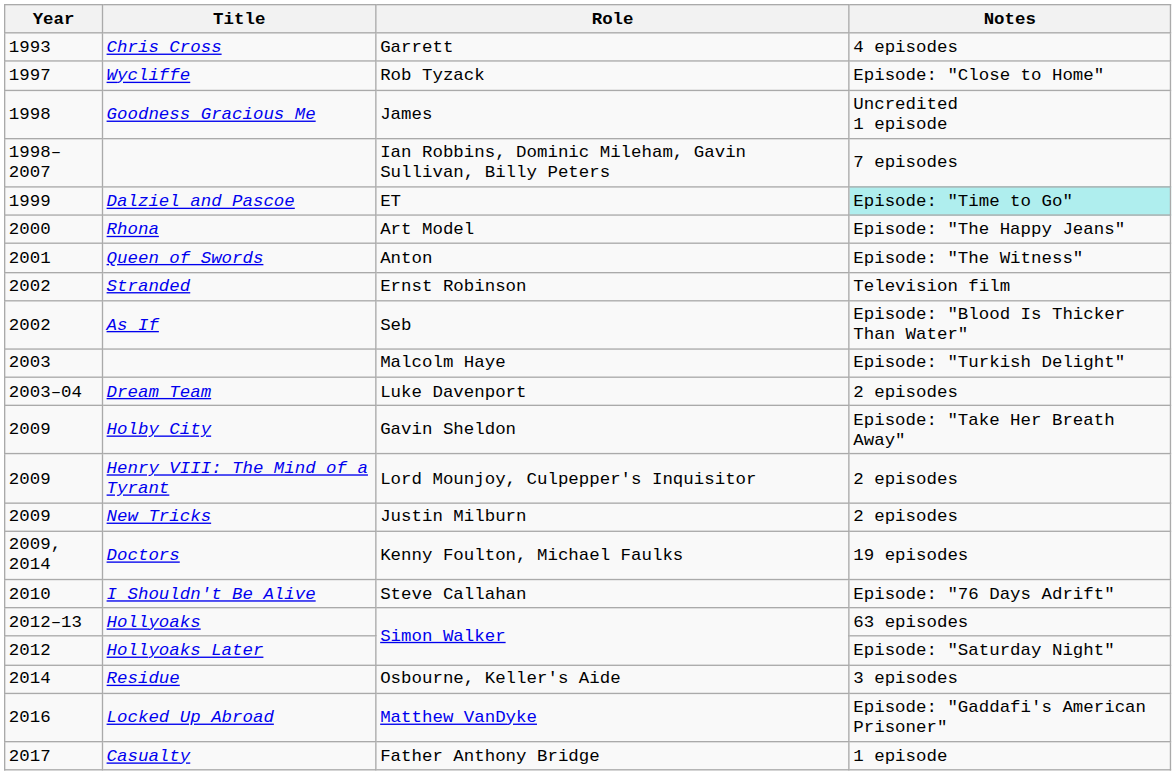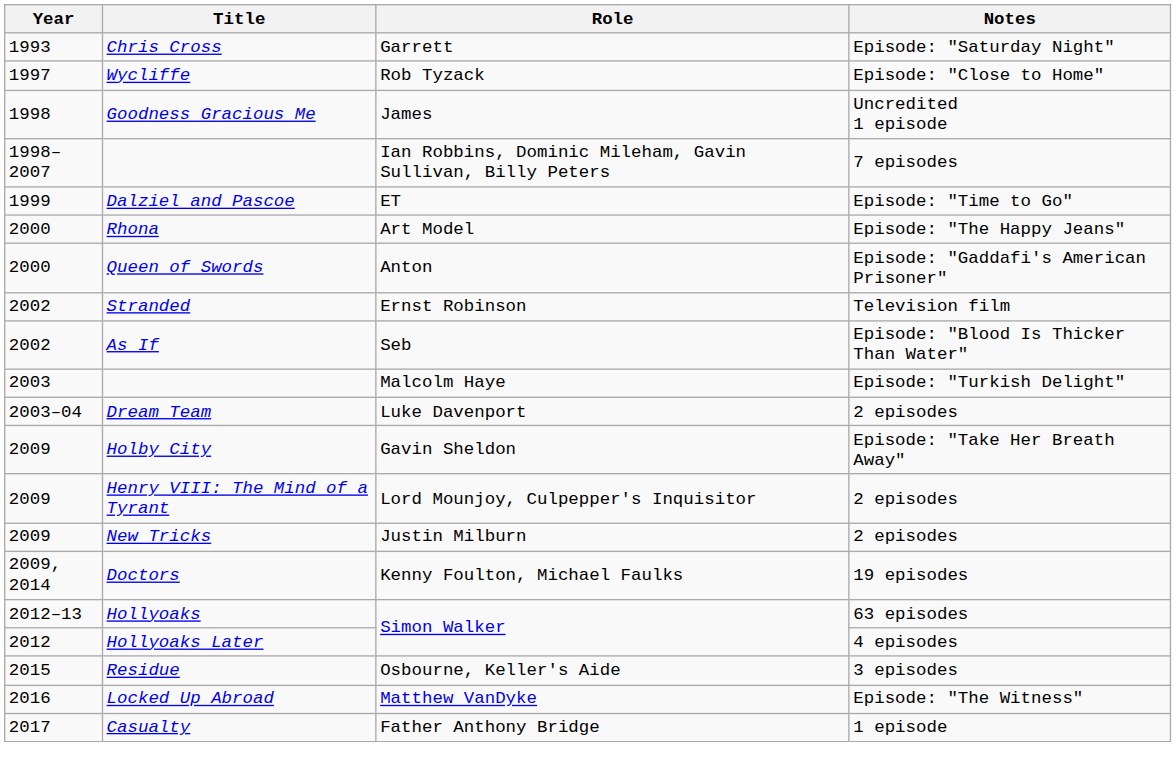(906, 47) 4 episodes -> (984, 47) Episode: "Saturday Night"
(963, 201) paleturquoise background -> (963, 201) no background
(30, 258) 2001 -> (30, 268) 2000
(968, 258) Episode: "The Witness" -> (1000, 268) Episode: "Gaddafi's American Prisoner"
- row: (211, 594)
(984, 651) Episode: "Saturday Night" -> (906, 642) 4 episodes
(30, 679) 2014 -> (30, 671) 2015
(1000, 717) Episode: "Gaddafi's American Prisoner" -> (968, 699) Episode: "The Witness"
